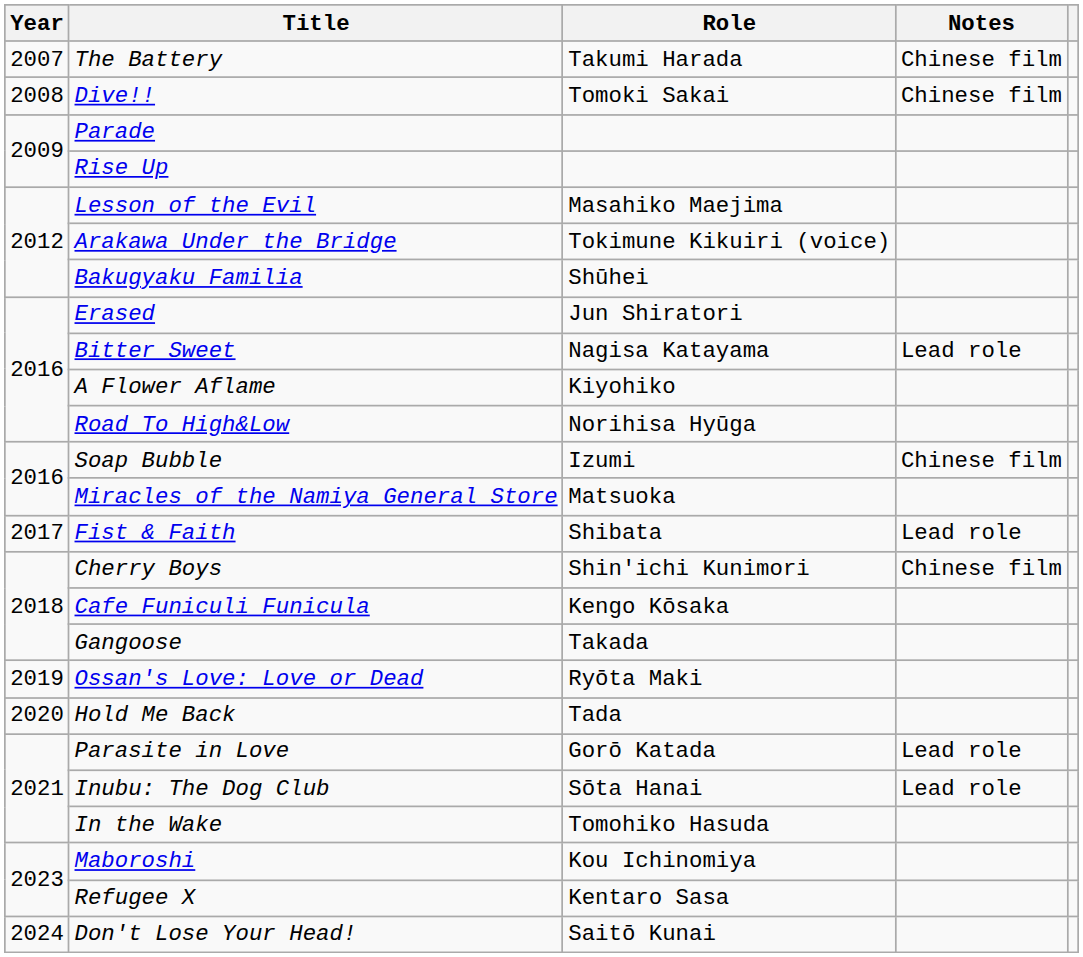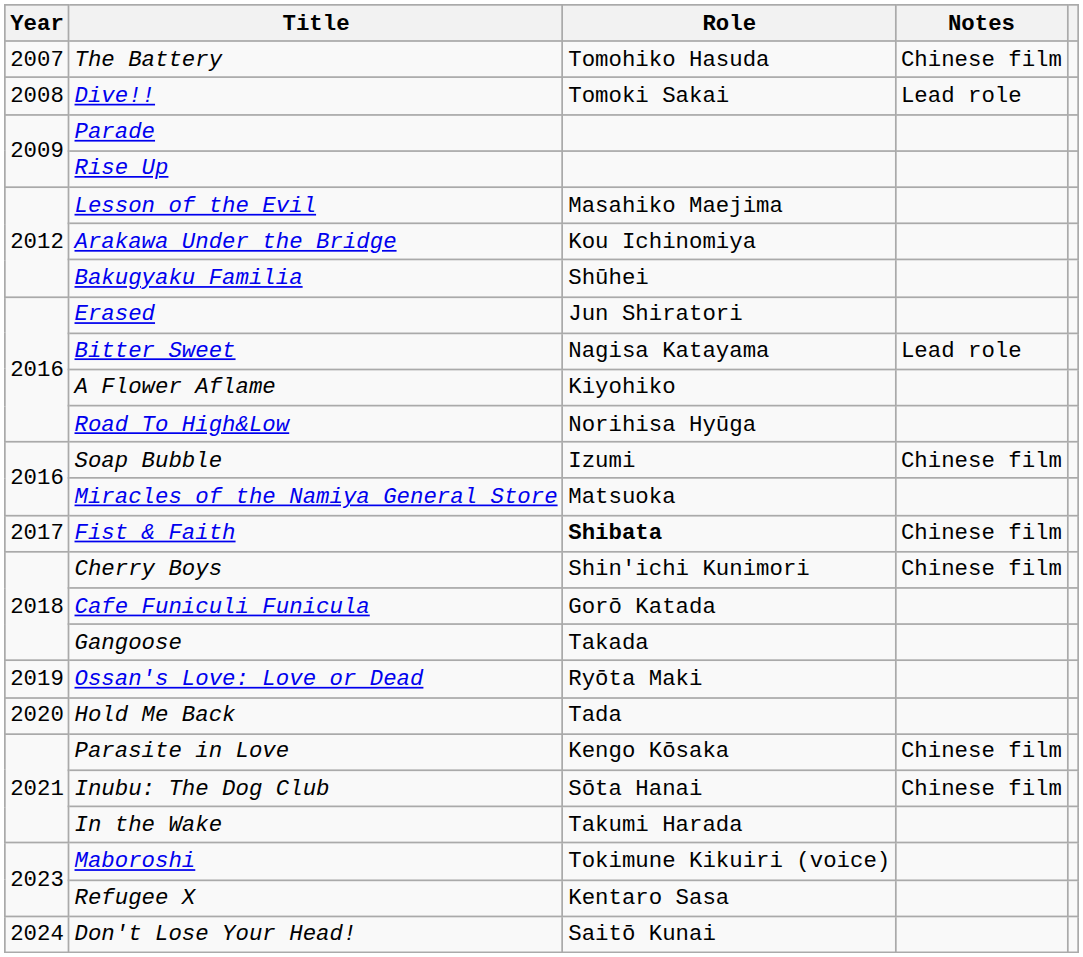(655, 60) Takumi Harada -> (669, 60) Tomohiko Hasuda
(981, 96) Chinese film -> (961, 96) Lead role
(729, 242) Tokimune Kikuiri (voice) -> (662, 242) Kou Ichinomiya
(615, 533) normal -> (615, 533) bold
(961, 533) Lead role -> (981, 533) Chinese film
(649, 606) Kengo Kōsaka -> (642, 606) Gorō Katada
(642, 752) Gorō Katada -> (649, 752) Kengo Kōsaka
(961, 752) Lead role -> (981, 752) Chinese film
(961, 788) Lead role -> (981, 788) Chinese film
(669, 825) Tomohiko Hasuda -> (655, 825) Takumi Harada
(662, 861) Kou Ichinomiya -> (729, 861) Tokimune Kikuiri (voice)
